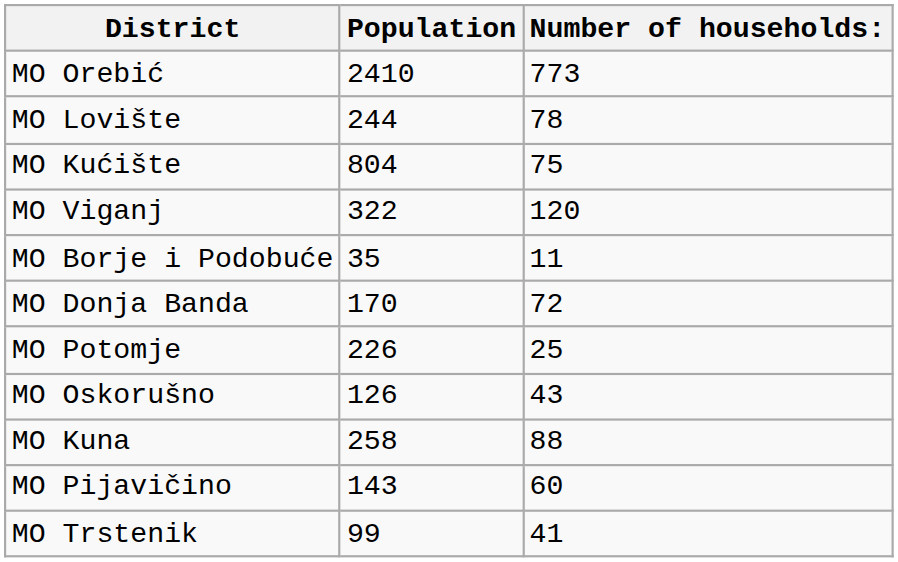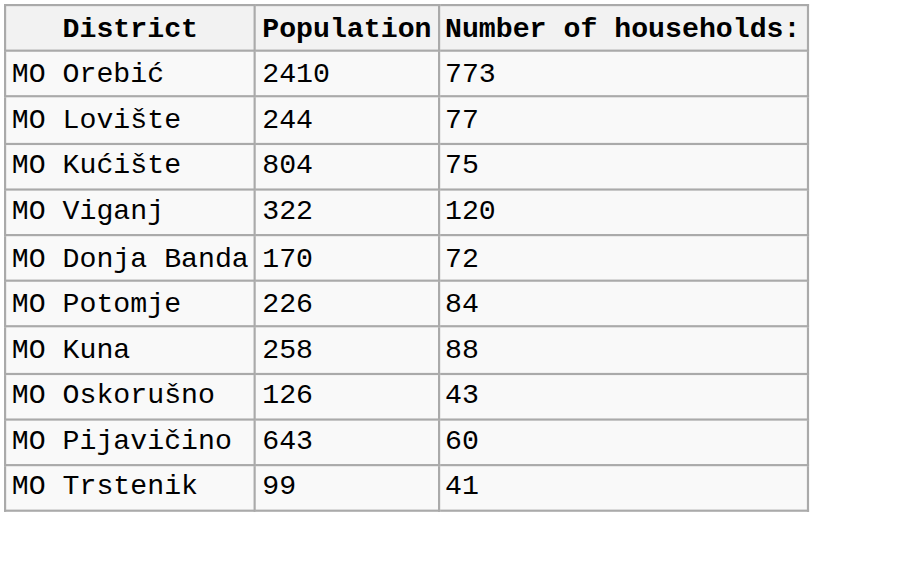(547, 120) 78 -> (462, 120) 77
- row: (173, 258)
(547, 350) 25 -> (462, 304) 84
rows swapped: (71, 442) <-> (113, 396)
(372, 488) 143 -> (288, 442) 643
